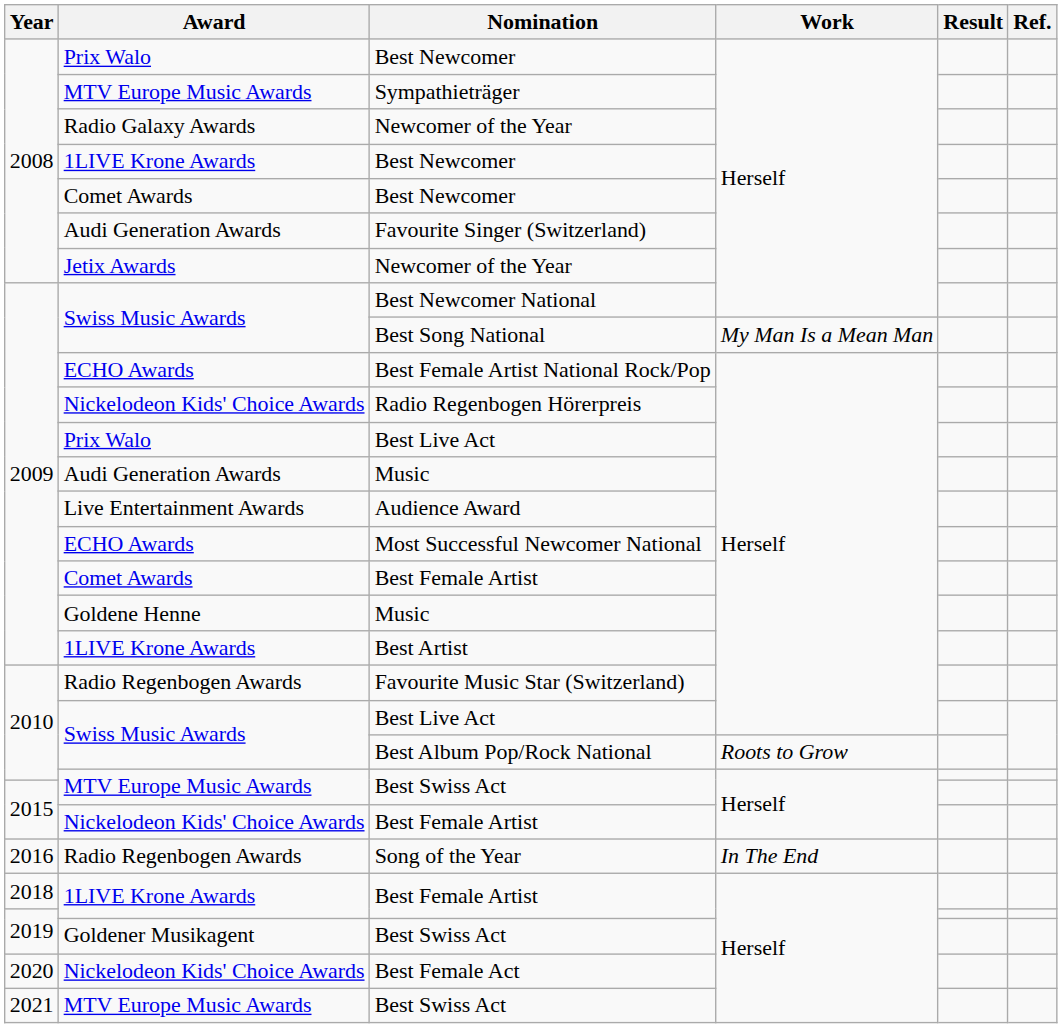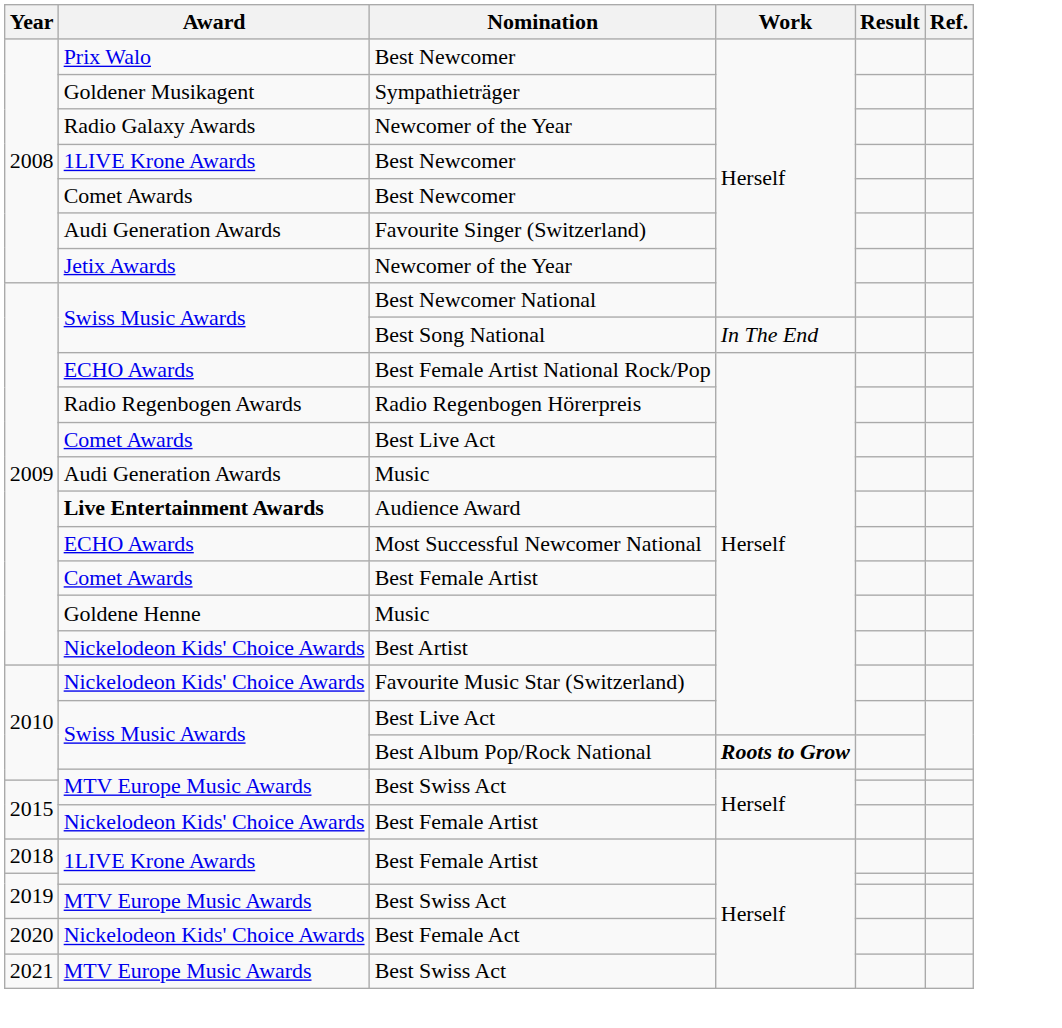(188, 91) MTV Europe Music Awards -> (159, 91) Goldener Musikagent
(827, 334) My Man Is a Mean Man -> (770, 334) In The End
(214, 404) Nickelodeon Kids' Choice Awards -> (183, 404) Radio Regenbogen Awards
(107, 439) Prix Walo -> (128, 439) Comet Awards
(184, 508) normal -> (194, 508) bold
(159, 647) 1LIVE Krone Awards -> (214, 647) Nickelodeon Kids' Choice Awards
(183, 682) Radio Regenbogen Awards -> (214, 682) Nickelodeon Kids' Choice Awards
(784, 751) normal -> (785, 751) bold
- row: (32, 856)
(159, 935) Goldener Musikagent -> (188, 901) MTV Europe Music Awards
